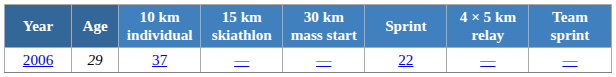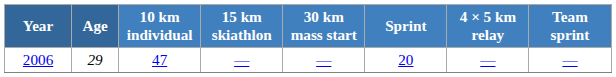(160, 60) 37 -> (160, 60) 47
(406, 60) 22 -> (406, 60) 20
